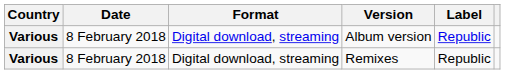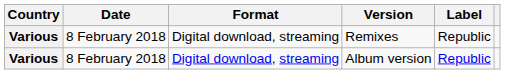rows swapped: (388, 36) <-> (372, 58)
